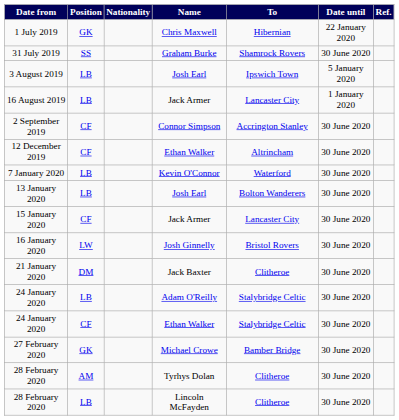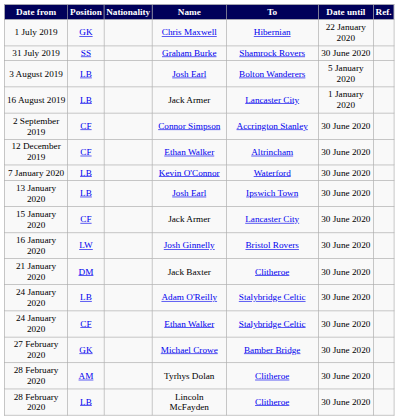(272, 74) Ipswich Town -> (272, 74) Bolton Wanderers
(272, 193) Bolton Wanderers -> (272, 193) Ipswich Town
